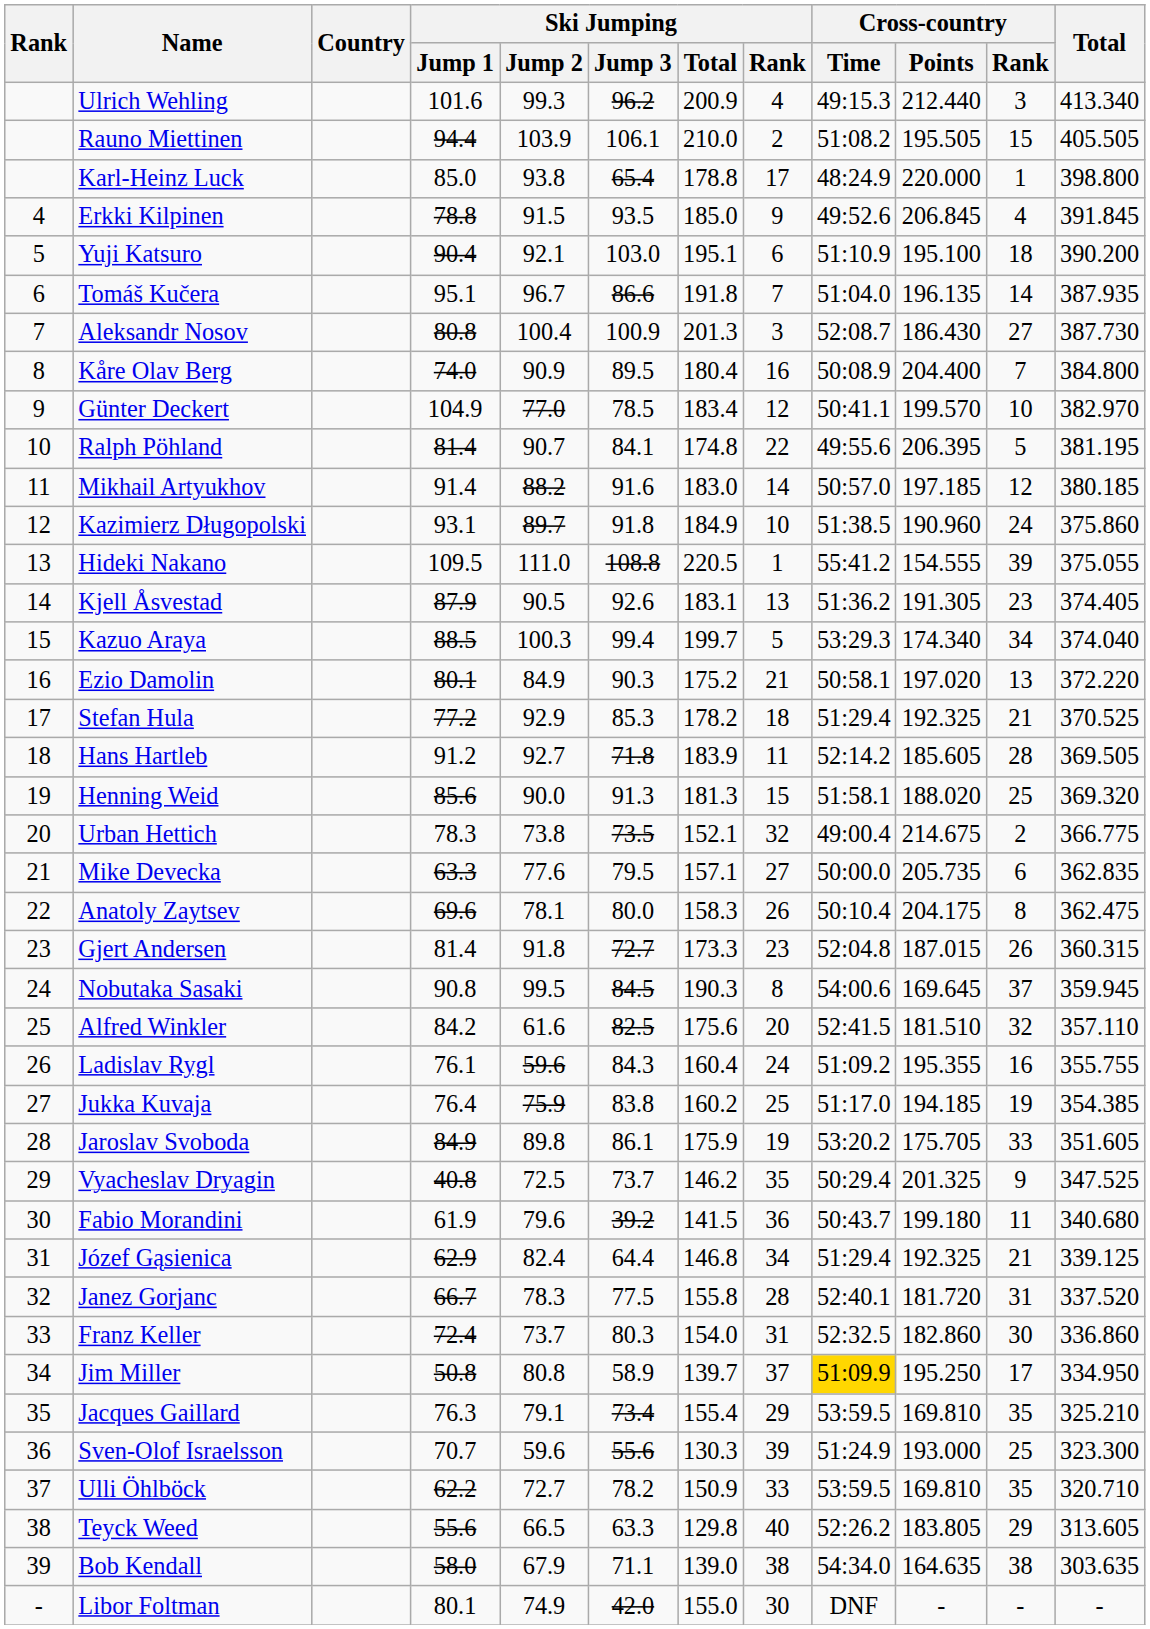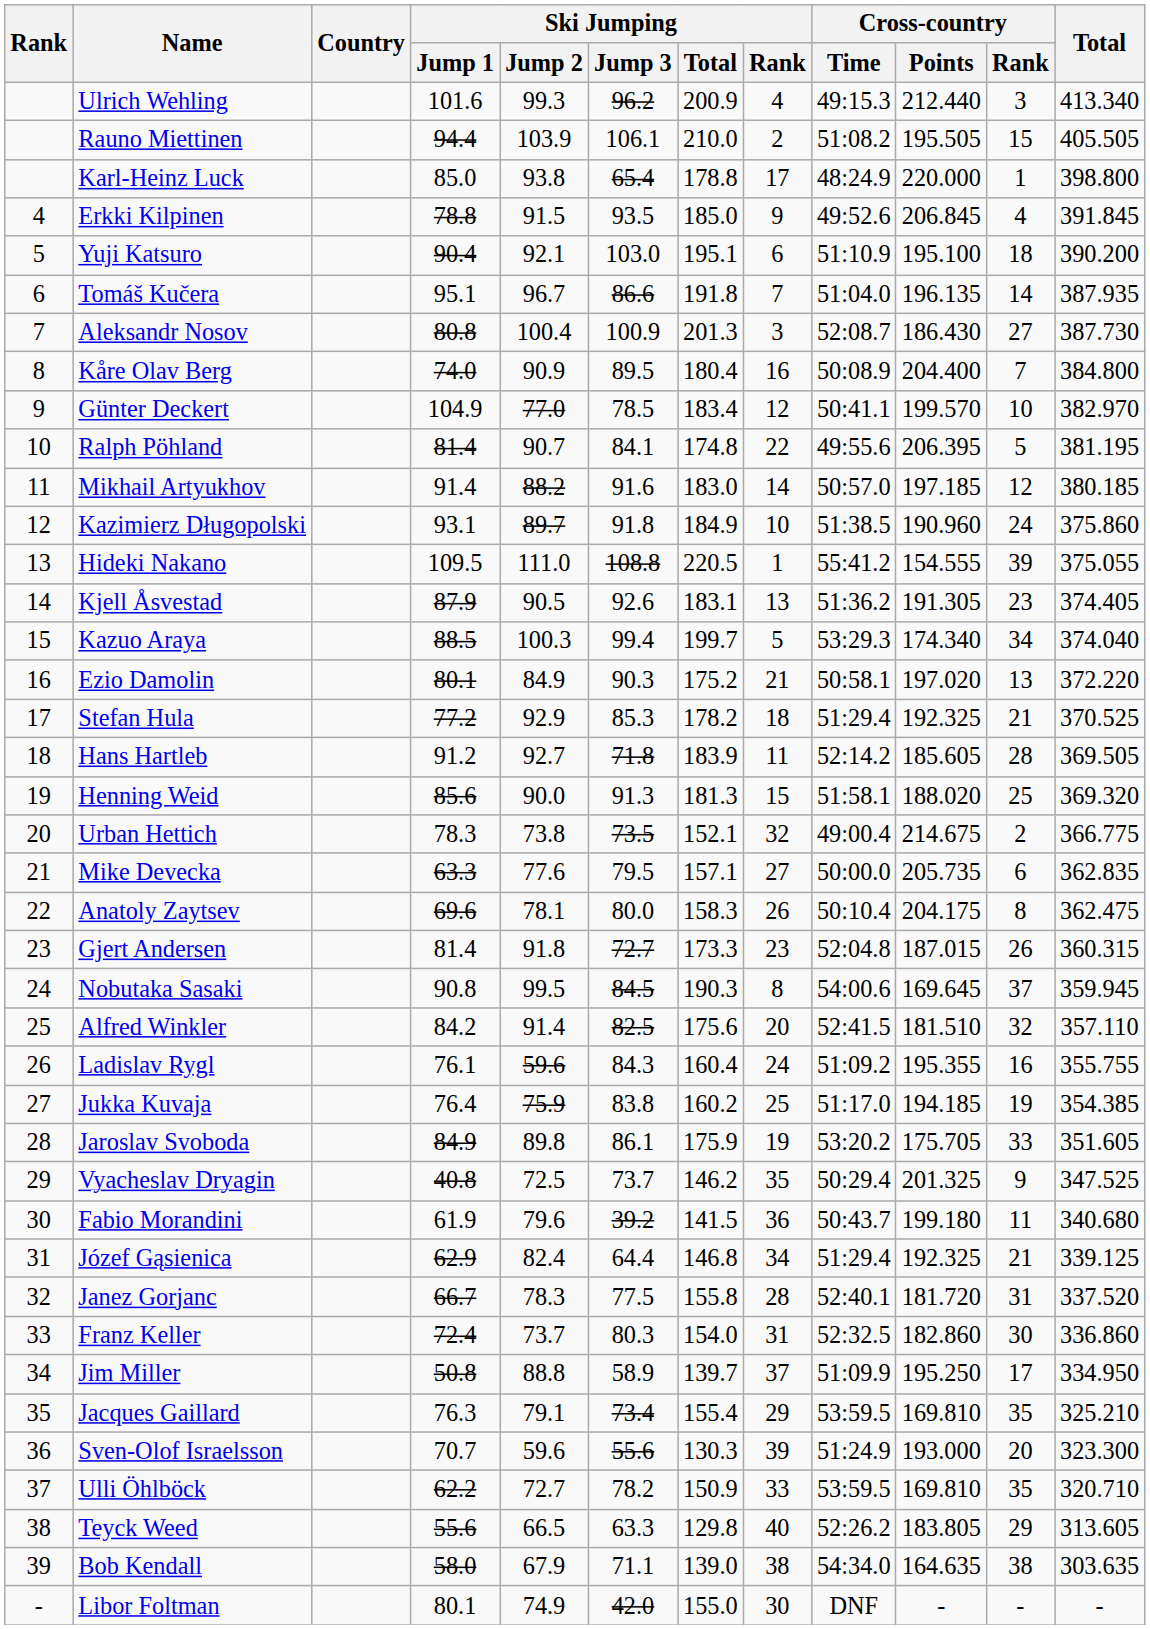(544, 1026) 61.6 -> (544, 1026) 91.4
(544, 1373) 80.8 -> (544, 1373) 88.8
(854, 1373) gold background -> (854, 1373) no background
(1020, 1450) 25 -> (1020, 1450) 20
